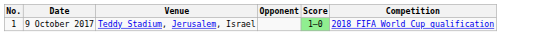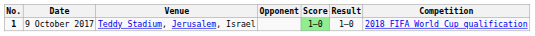+ column: (346, 11)
(14, 24) normal -> (14, 24) bold
